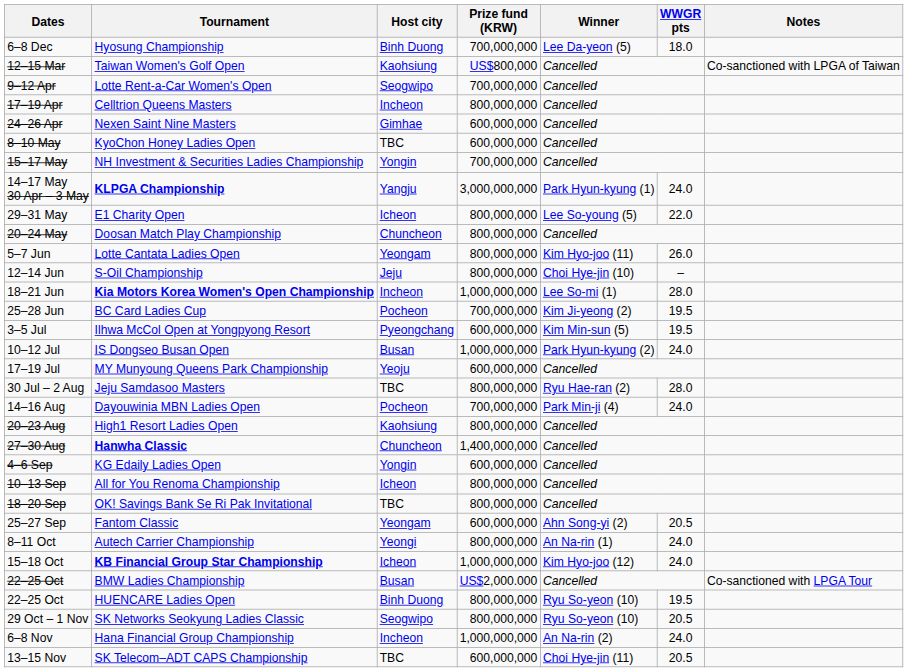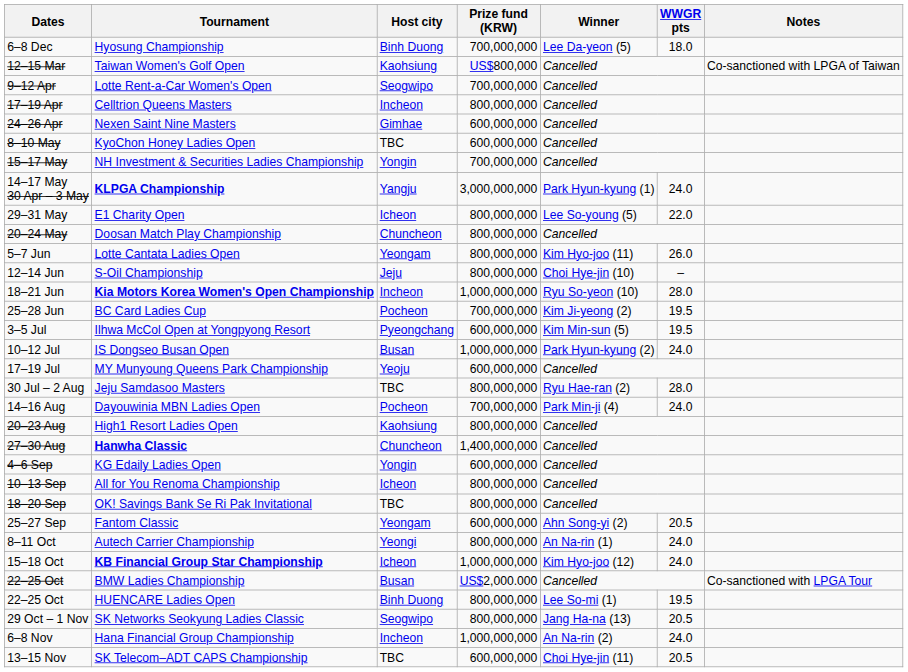(580, 292) Lee So-mi (1) -> (591, 292) Ryu So-yeon (10)
(591, 600) Ryu So-yeon (10) -> (580, 600) Lee So-mi (1)
(591, 619) Ryu So-yeon (10) -> (587, 619) Jang Ha-na (13)
